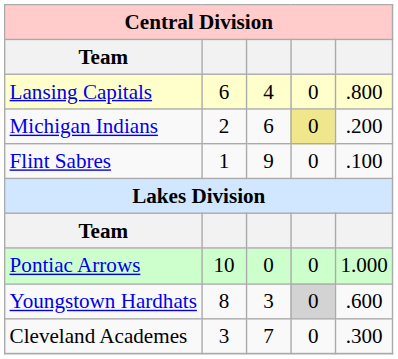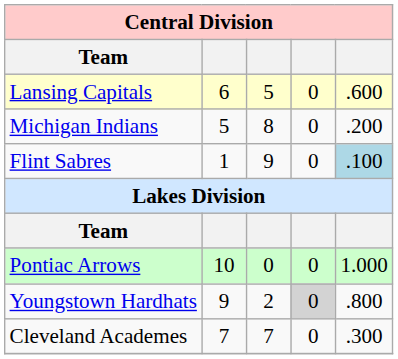(269, 91) 4 -> (269, 91) 5
(364, 91) .800 -> (364, 91) .600
(224, 126) 2 -> (224, 126) 5
(269, 126) 6 -> (269, 126) 8
(313, 126) khaki background -> (313, 126) no background
(364, 161) no background -> (364, 161) lightblue background
(224, 300) 8 -> (224, 300) 9
(269, 300) 3 -> (269, 300) 2
(364, 300) .600 -> (364, 300) .800
(224, 335) 3 -> (224, 335) 7
